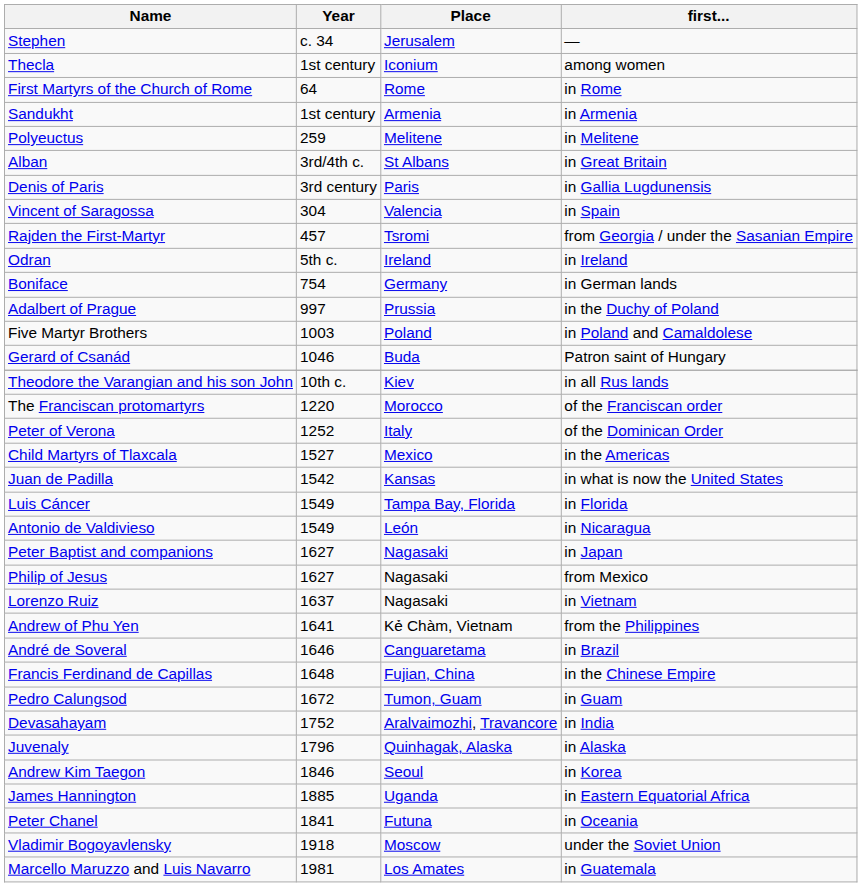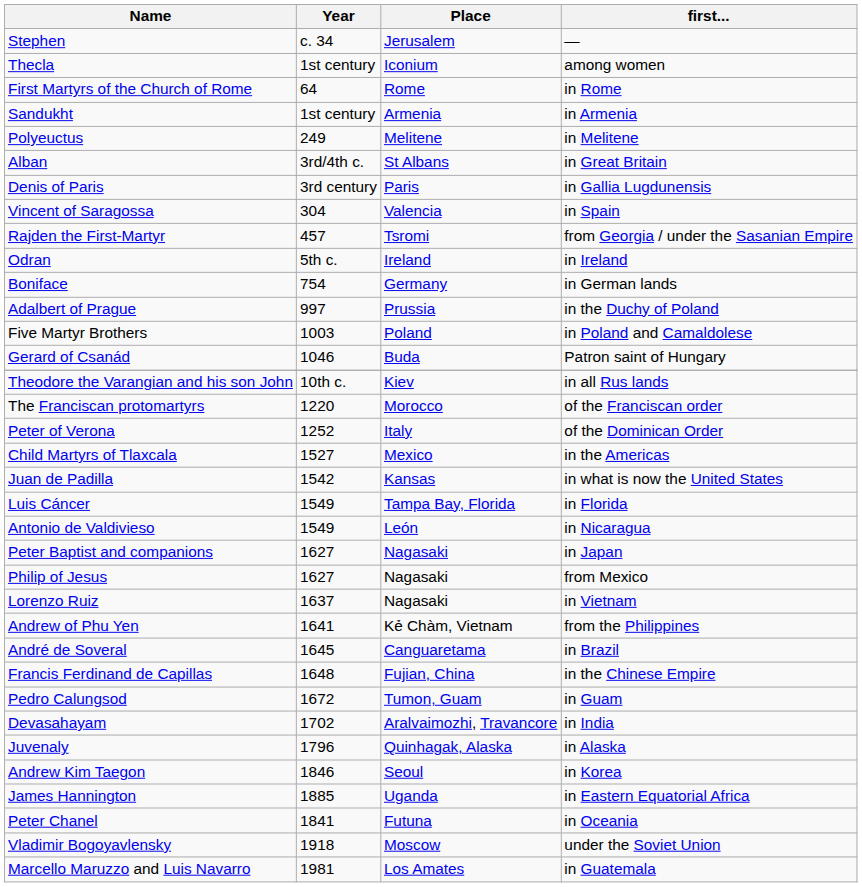(313, 138) 259 -> (313, 138) 249
(317, 650) 1646 -> (317, 650) 1645
(317, 723) 1752 -> (317, 723) 1702
